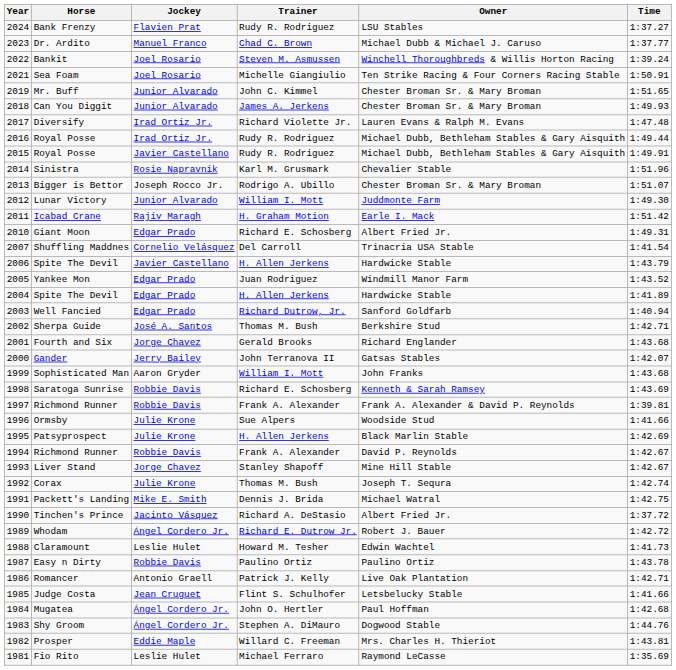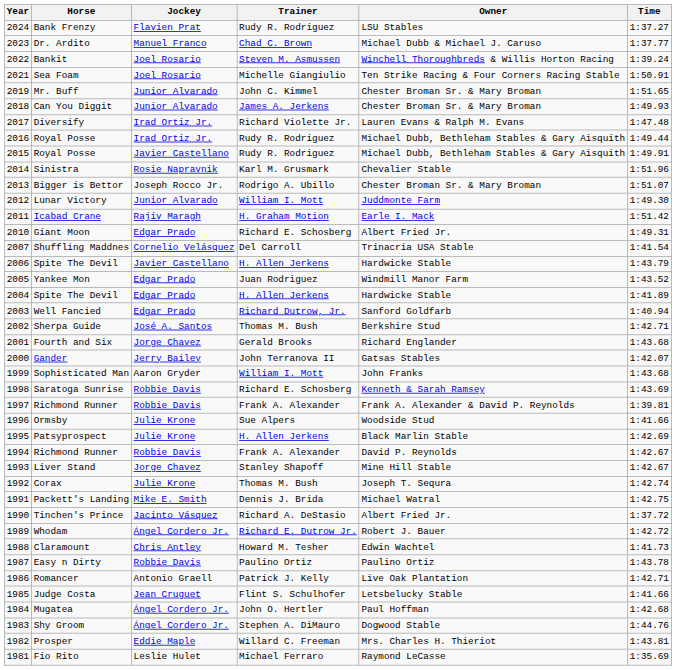(167, 547) Leslie Hulet -> (167, 547) Chris Antley
